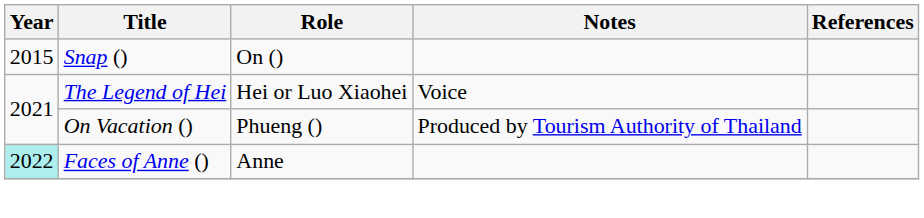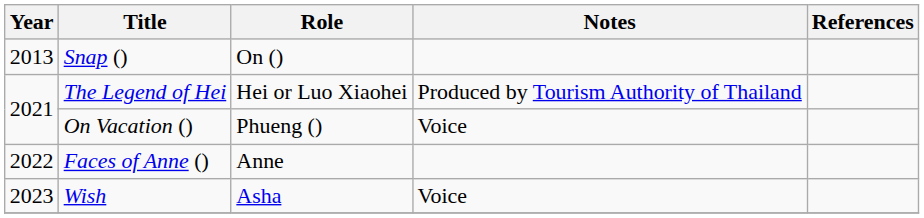(32, 56) 2015 -> (32, 56) 2013
(442, 91) Voice -> (610, 91) Produced by Tourism Authority of Thailand
(610, 126) Produced by Tourism Authority of Thailand -> (442, 126) Voice
(32, 160) paleturquoise background -> (32, 160) no background
+ row: (85, 195)
